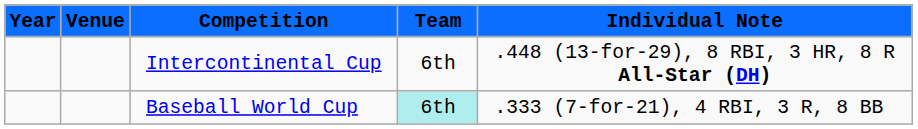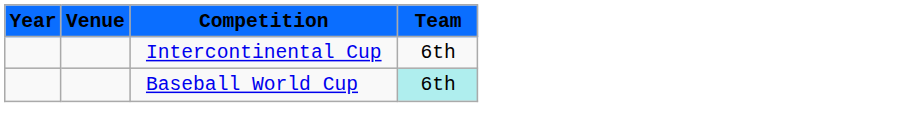- column: (695, 21)
